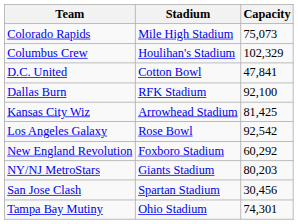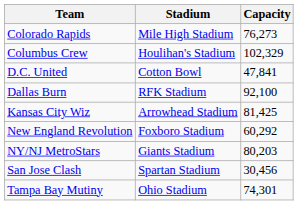(260, 33) 75,073 -> (260, 33) 76,273
- row: (57, 131)
